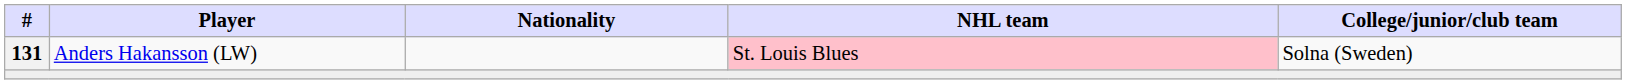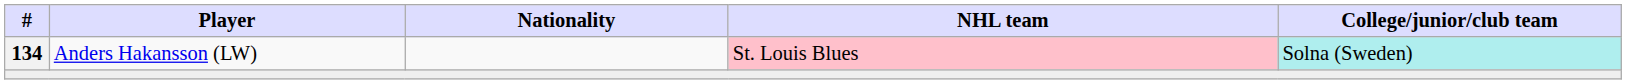(27, 53) 131 -> (27, 53) 134
(1348, 53) no background -> (1348, 53) paleturquoise background
